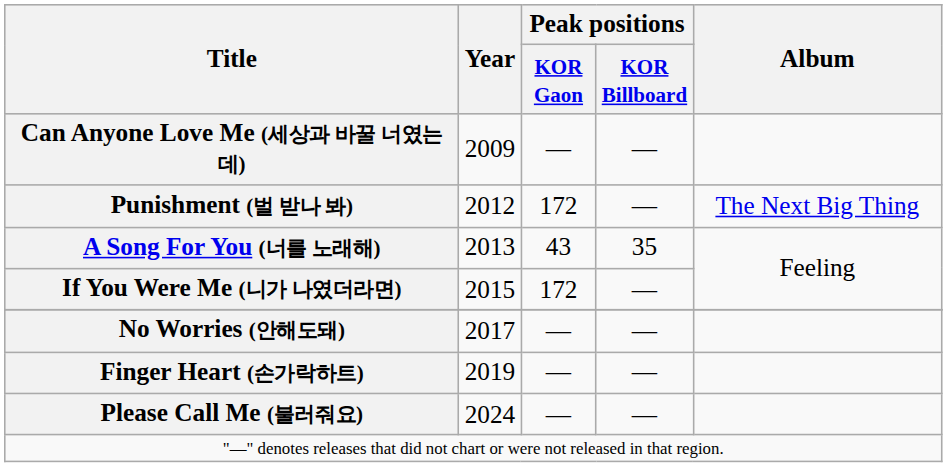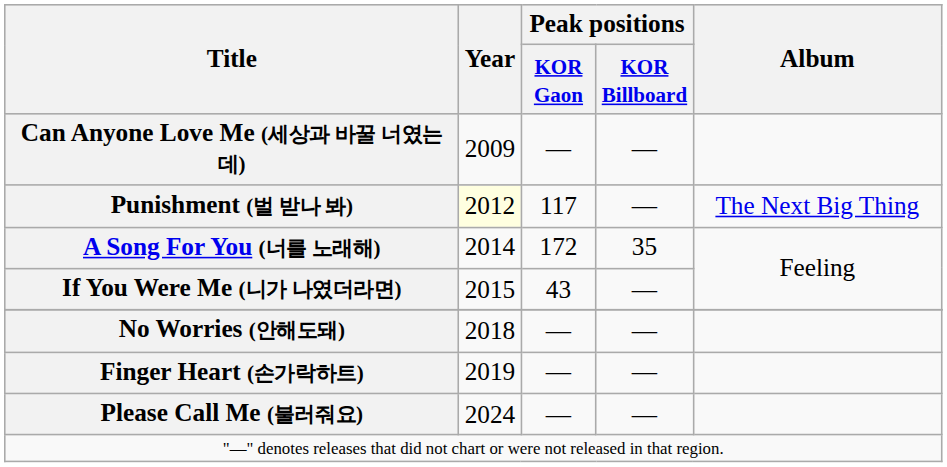(490, 205) no background -> (490, 205) lightyellow background
(558, 205) 172 -> (558, 205) 117
(490, 247) 2013 -> (490, 247) 2014
(558, 247) 43 -> (558, 247) 172
(558, 288) 172 -> (558, 288) 43
(490, 330) 2017 -> (490, 330) 2018
